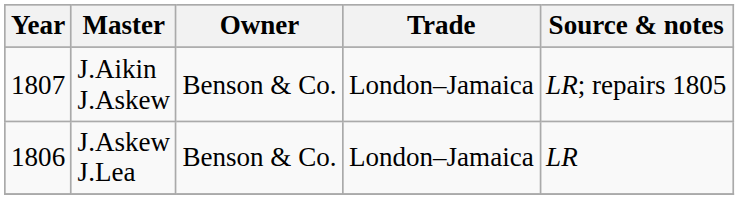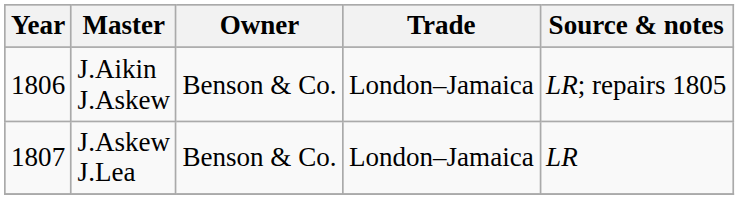(38, 84) 1807 -> (38, 84) 1806
(38, 157) 1806 -> (38, 157) 1807
